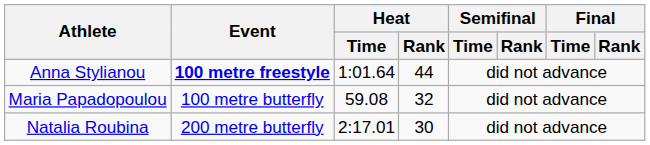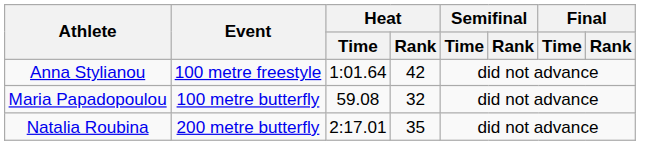(252, 73) bold -> (248, 73) normal
(424, 73) 44 -> (415, 73) 42
(424, 127) 30 -> (415, 127) 35
